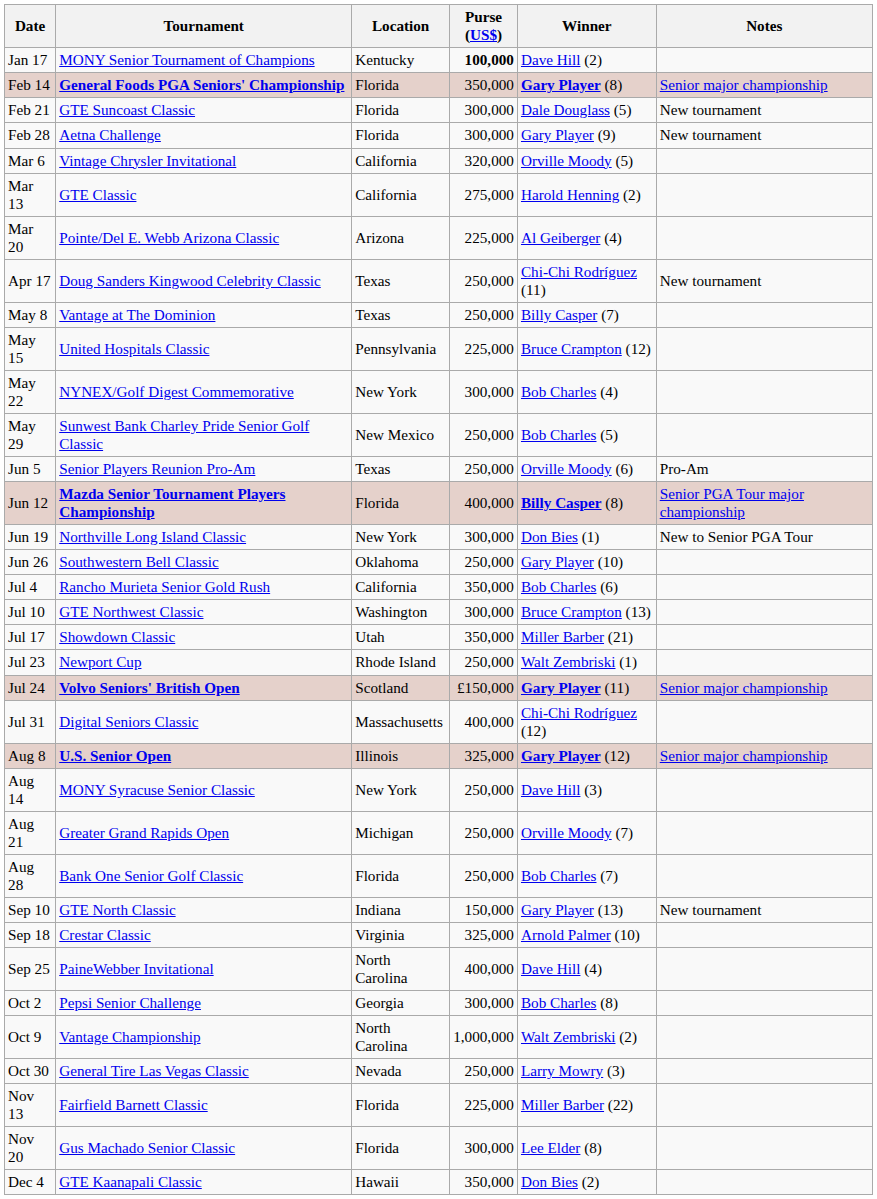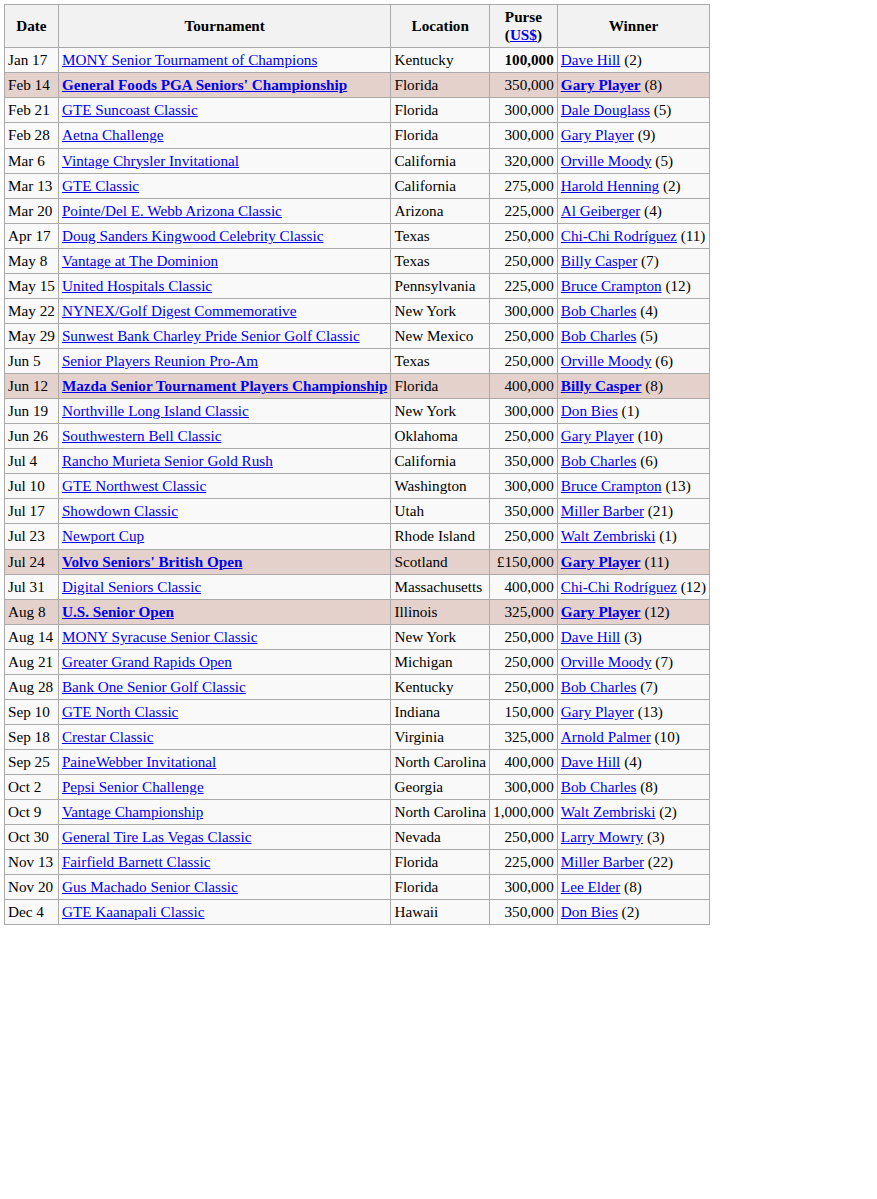- column: (764, 26)
(377, 875) Florida -> (424, 686) Kentucky
